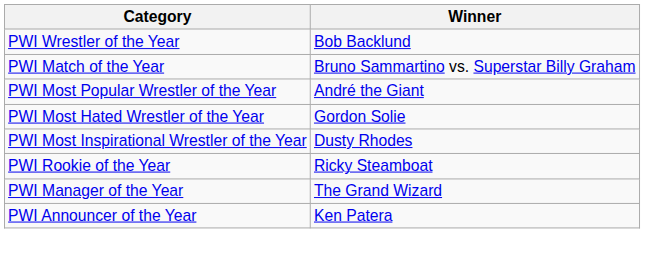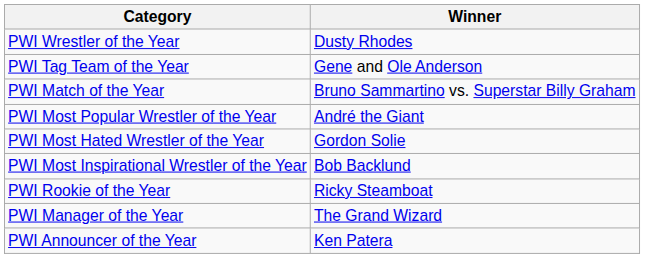(362, 41) Bob Backlund -> (363, 41) Dusty Rhodes
+ row: (98, 66)
(363, 141) Dusty Rhodes -> (362, 166) Bob Backlund
